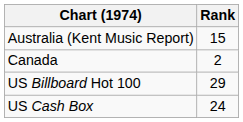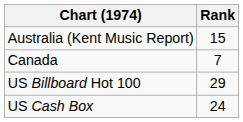(218, 60) 2 -> (218, 60) 7
